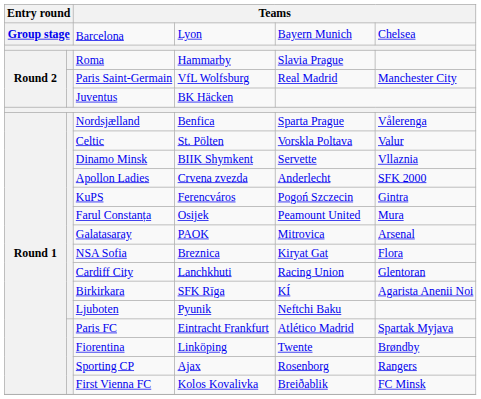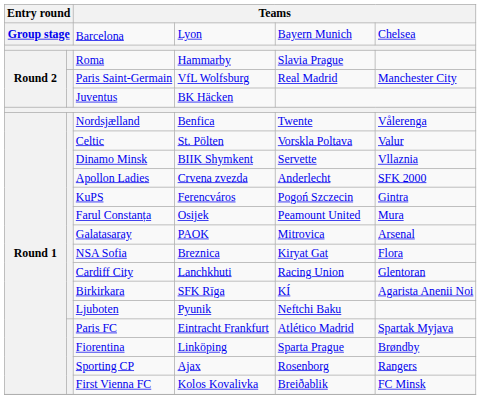(311, 121) Sparta Prague -> (295, 121) Twente
(295, 347) Twente -> (311, 347) Sparta Prague
